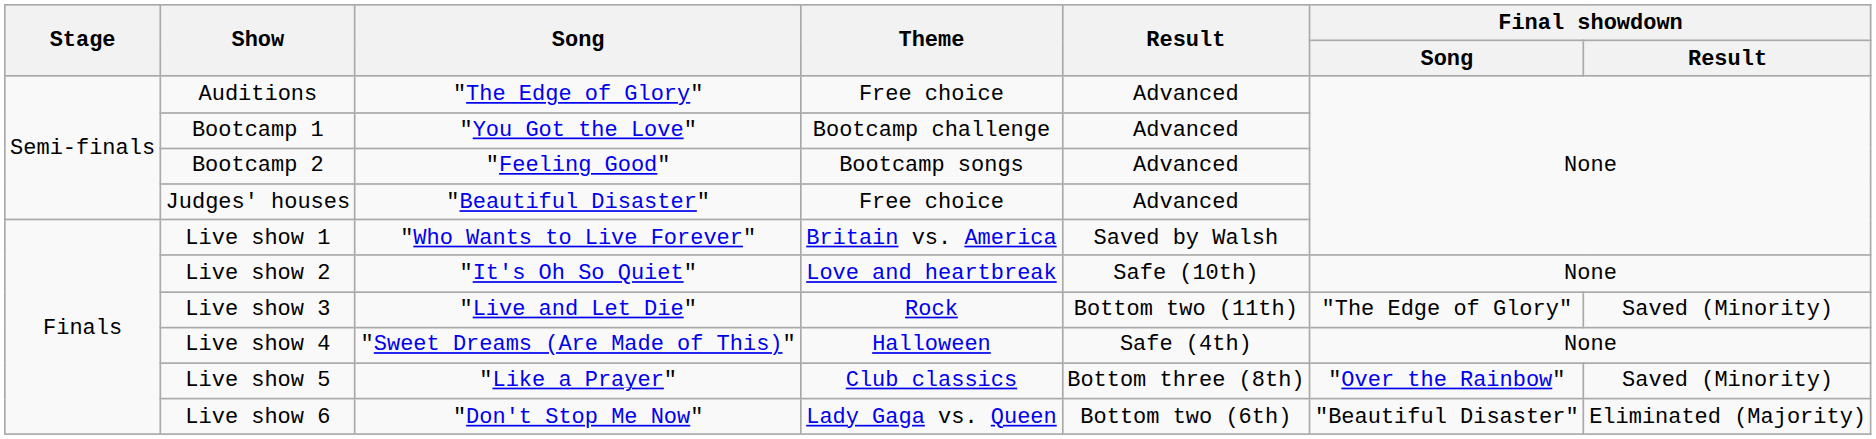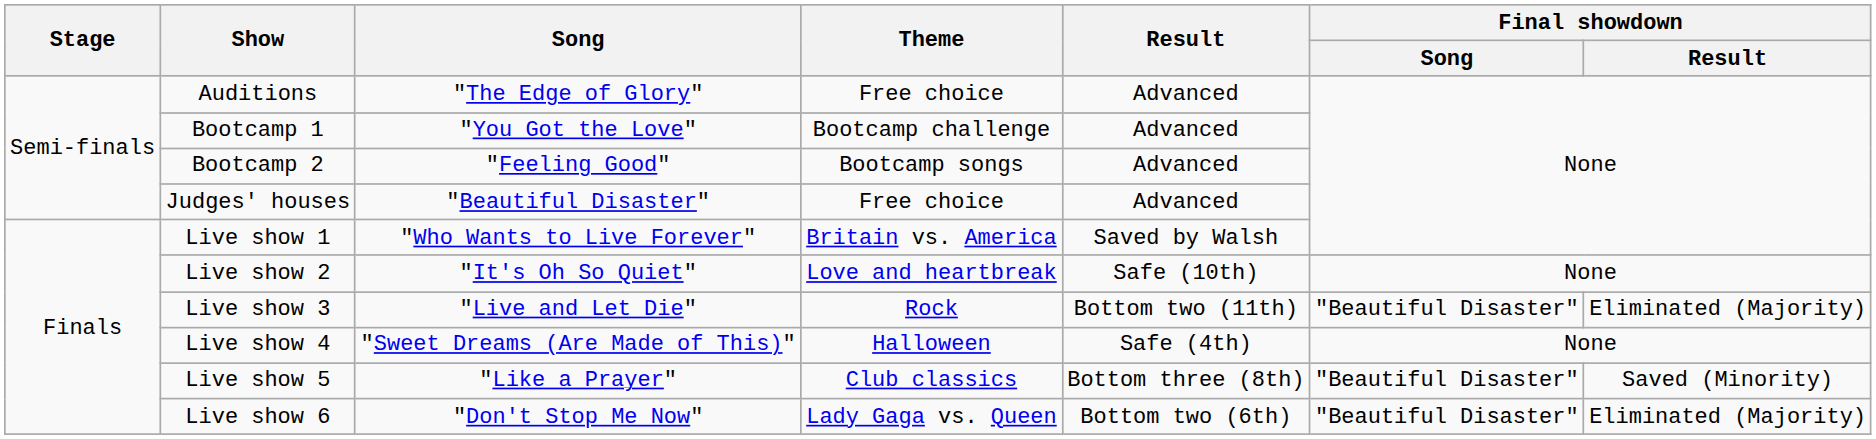(1447, 309) "The Edge of Glory" -> (1447, 309) "Beautiful Disaster"
(1728, 309) Saved (Minority) -> (1728, 309) Eliminated (Majority)
(1447, 381) "Over the Rainbow" -> (1447, 381) "Beautiful Disaster"
